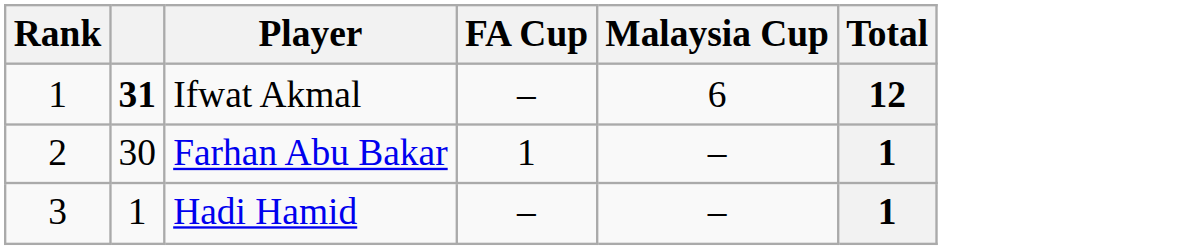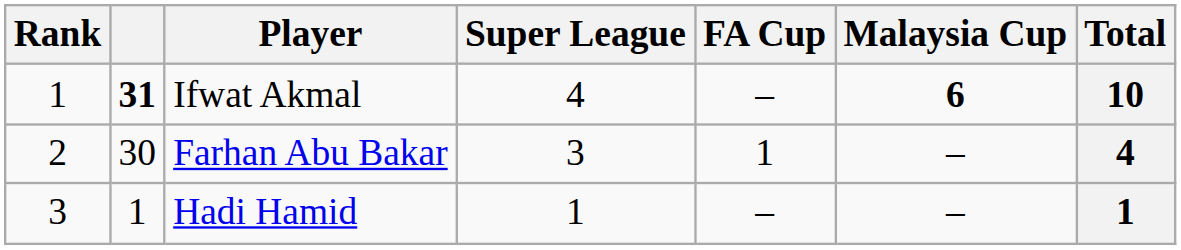+ column: (575, 34)
(717, 93) normal -> (955, 93) bold
(887, 93) 12 -> (1125, 93) 10
(887, 152) 1 -> (1125, 152) 4
